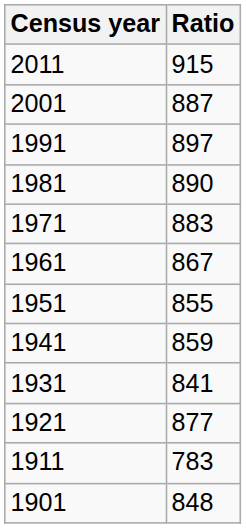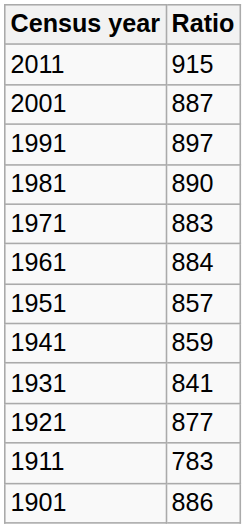(193, 263) 867 -> (193, 263) 884
(193, 303) 855 -> (193, 303) 857
(193, 502) 848 -> (193, 502) 886
